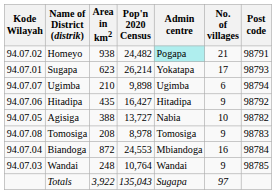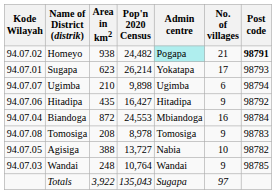(256, 53) normal -> (256, 53) bold
rows swapped: (63, 117) <-> (67, 149)
